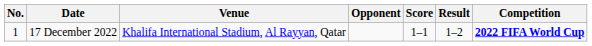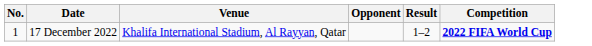- column: (419, 13)
